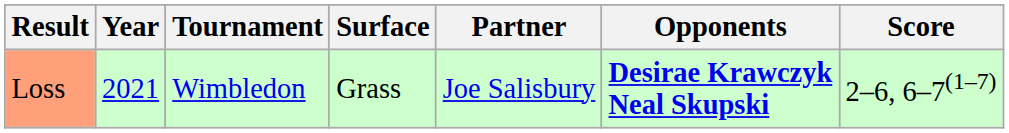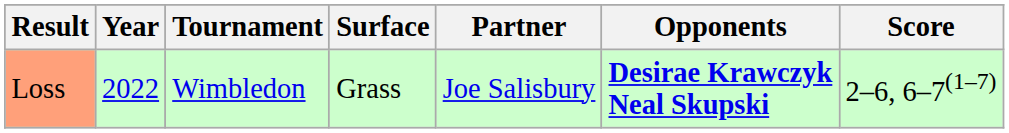(131, 88) 2021 -> (131, 88) 2022
